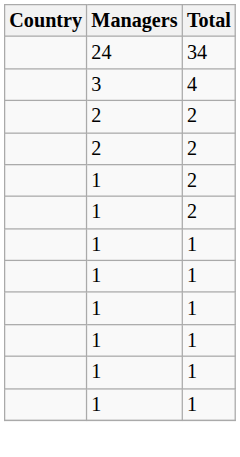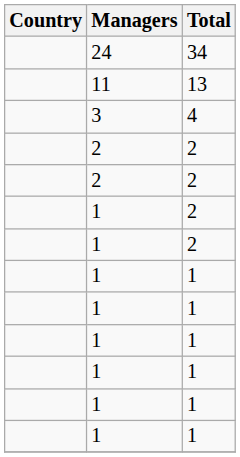+ row: (101, 84)
